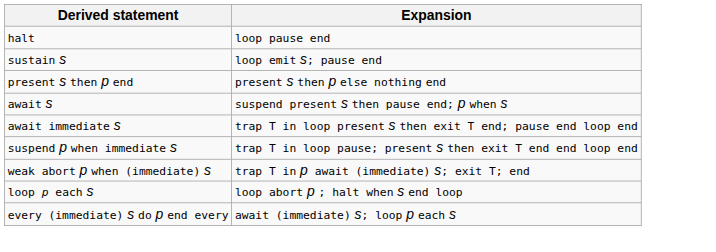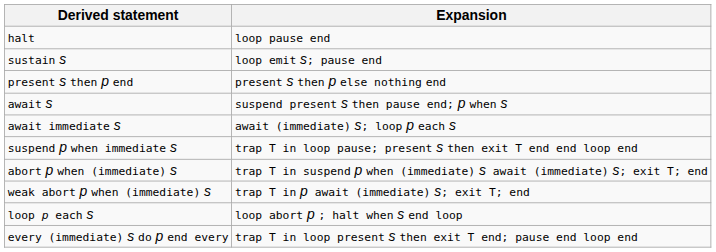(436, 125) trap T in loop present s then exit T end; pause end loop end -> (345, 125) await (immediate) s; loop p each s
+ row: (92, 170)
(345, 214) await (immediate) s; loop p each s -> (436, 236) trap T in loop present s then exit T end; pause end loop end
